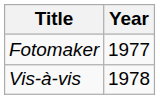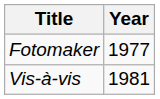(129, 79) 1978 -> (129, 79) 1981
